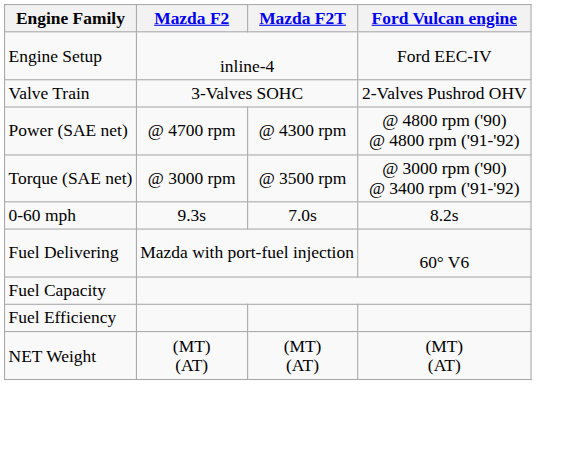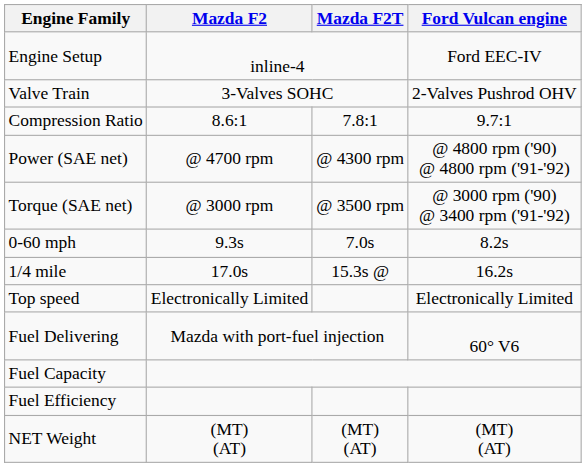+ row: (76, 120)
+ row: (37, 270)
+ row: (44, 298)
